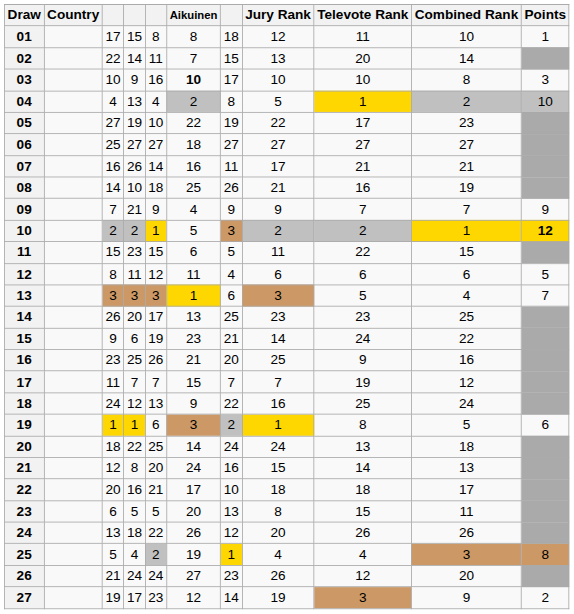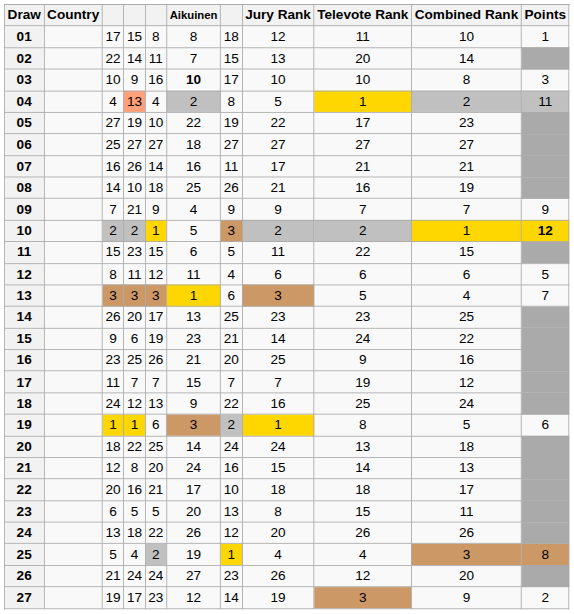(134, 101) no background -> (134, 101) lightsalmon background
(545, 101) 10 -> (545, 101) 11
